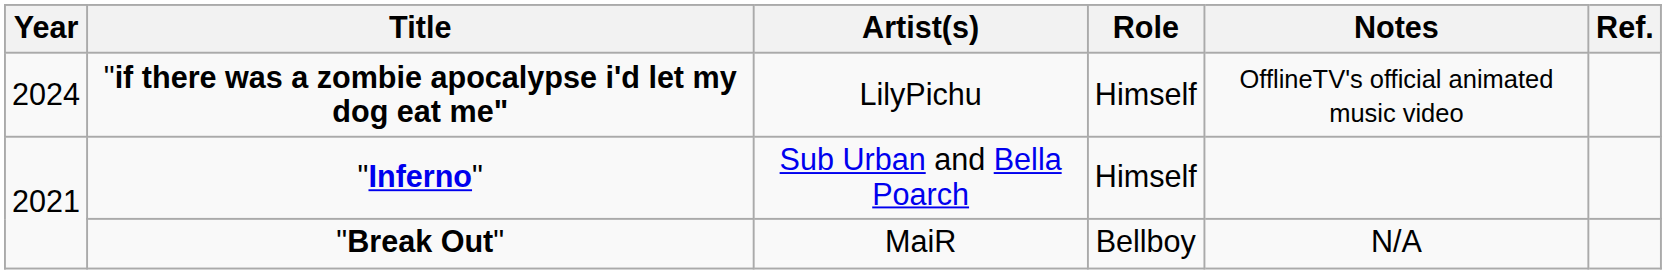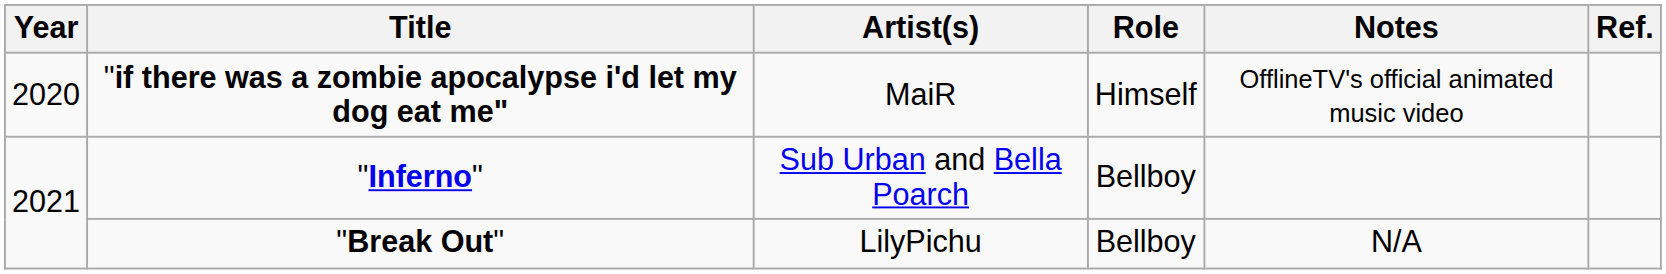(46, 94) 2024 -> (46, 94) 2020
(921, 94) LilyPichu -> (921, 94) MaiR
(1146, 177) Himself -> (1146, 177) Bellboy
(921, 242) MaiR -> (921, 242) LilyPichu
